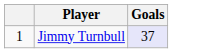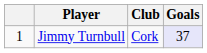+ column: (146, 15)
